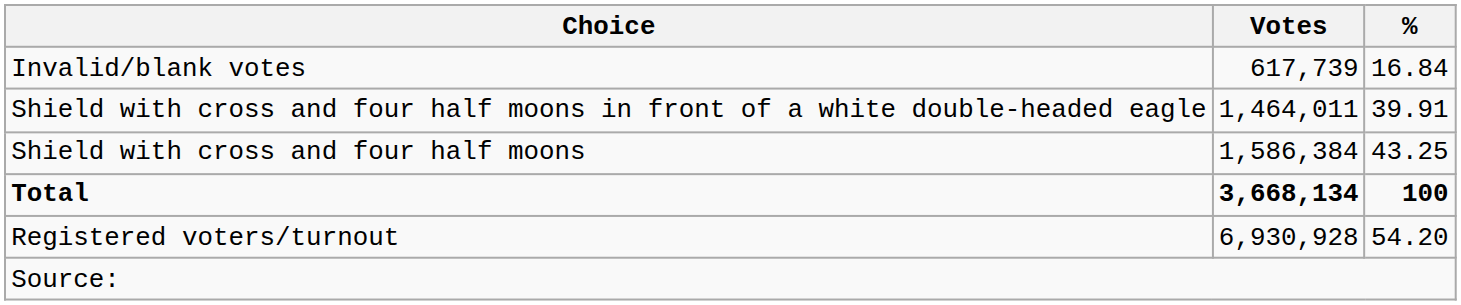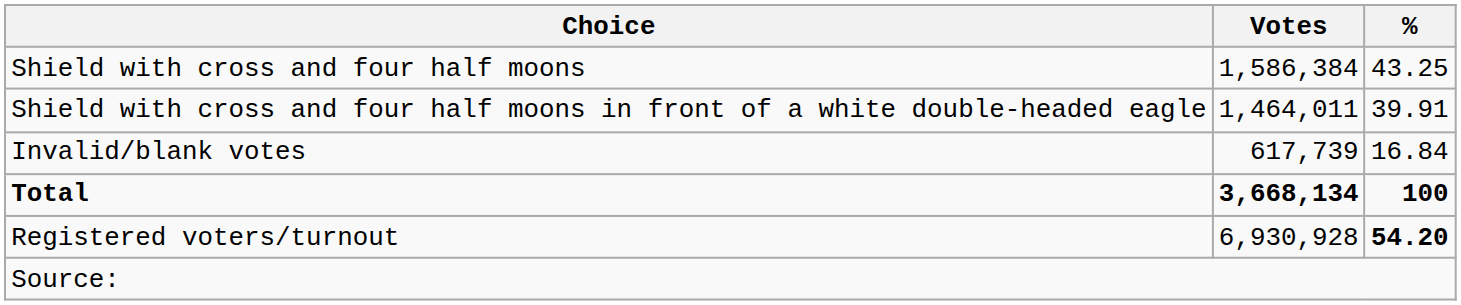rows swapped: (298, 153) <-> (159, 68)
(1410, 237) normal -> (1410, 237) bold
